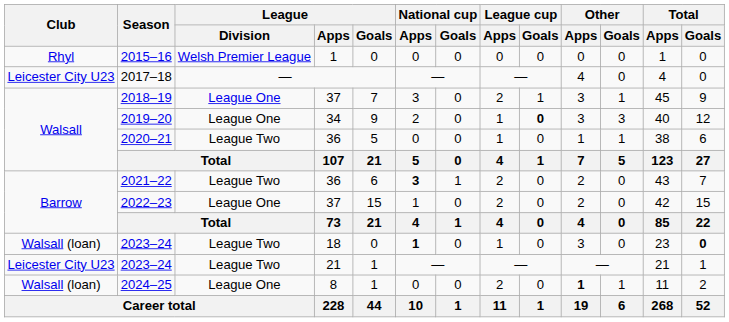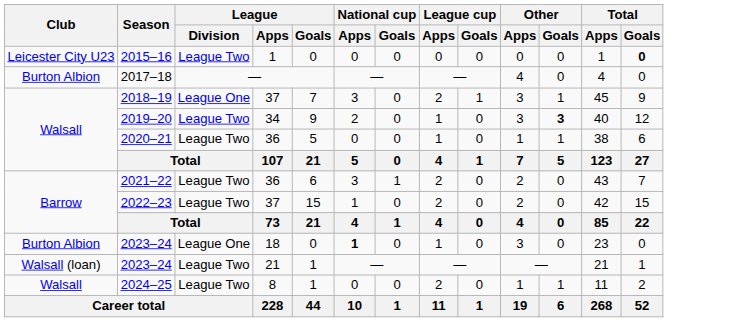(61, 56) Rhyl -> (61, 56) Leicester City U23
(244, 56) Welsh Premier League -> (214, 56) League Two
(703, 56) normal -> (642, 56) bold
(61, 77) Leicester City U23 -> (61, 77) Burton Albion
(244, 118) League One -> (214, 118) League Two
(540, 118) bold -> (479, 118) normal
(622, 118) normal -> (561, 118) bold
(416, 181) bold -> (355, 181) normal
(244, 202) League One -> (214, 202) League Two
(61, 243) Walsall (loan) -> (61, 243) Burton Albion
(244, 243) League Two -> (214, 243) League One
(703, 243) bold -> (642, 243) normal
(61, 264) Leicester City U23 -> (61, 264) Walsall (loan)
(61, 285) Walsall (loan) -> (61, 285) Walsall
(244, 285) League One -> (214, 285) League Two
(581, 285) bold -> (520, 285) normal
